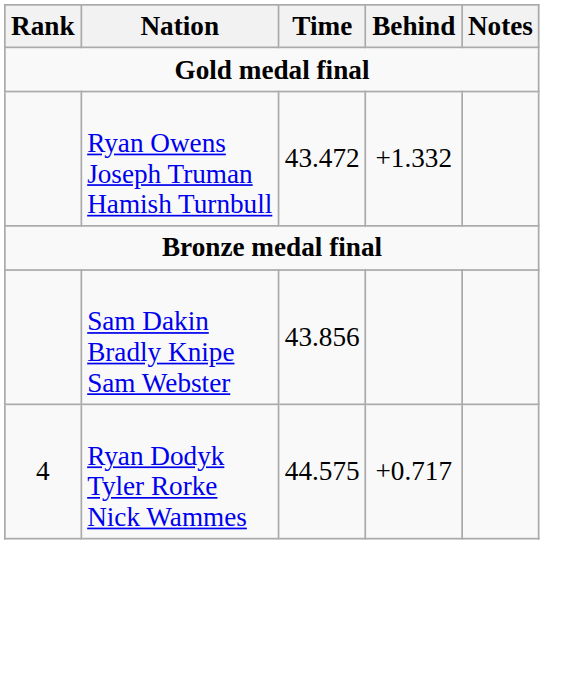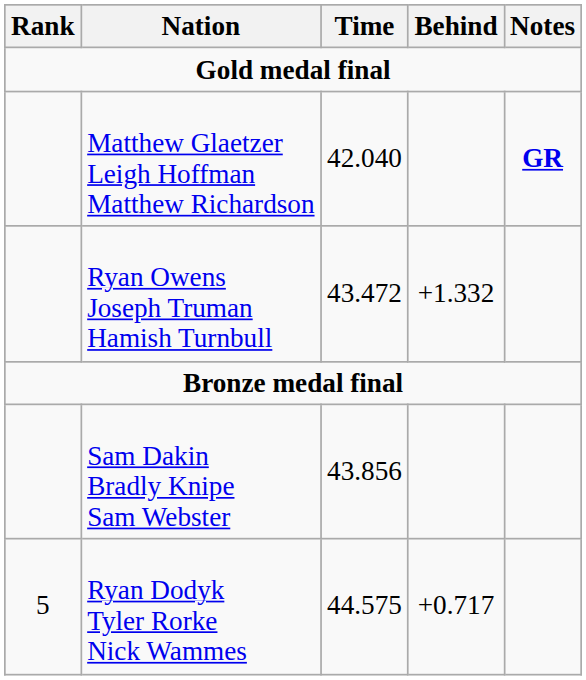+ row: (201, 173)
(43, 471) 4 -> (43, 606) 5
